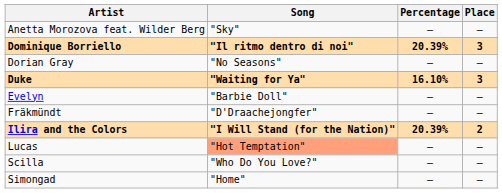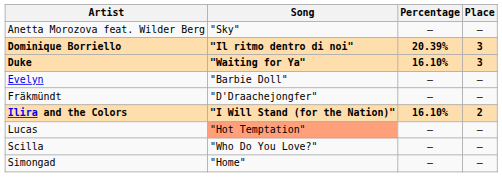- row: (41, 63)
(430, 129) 20.39% -> (430, 113) 16.10%
